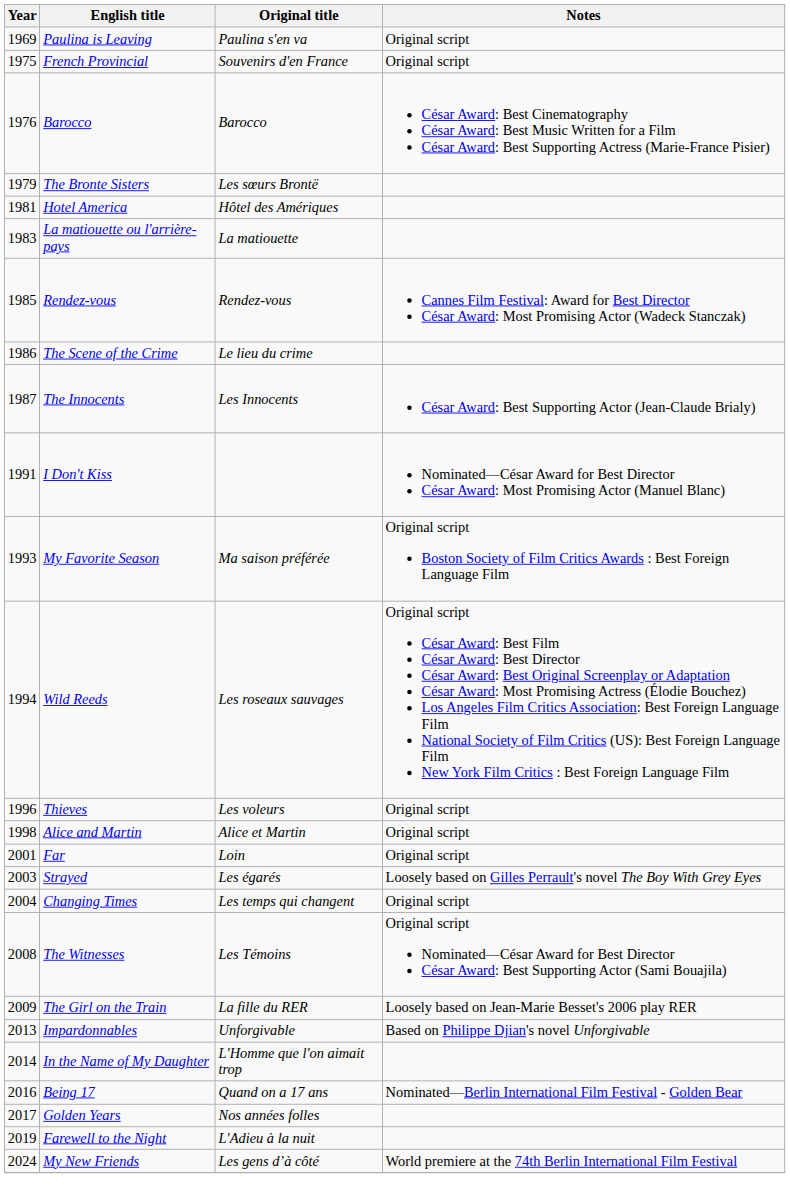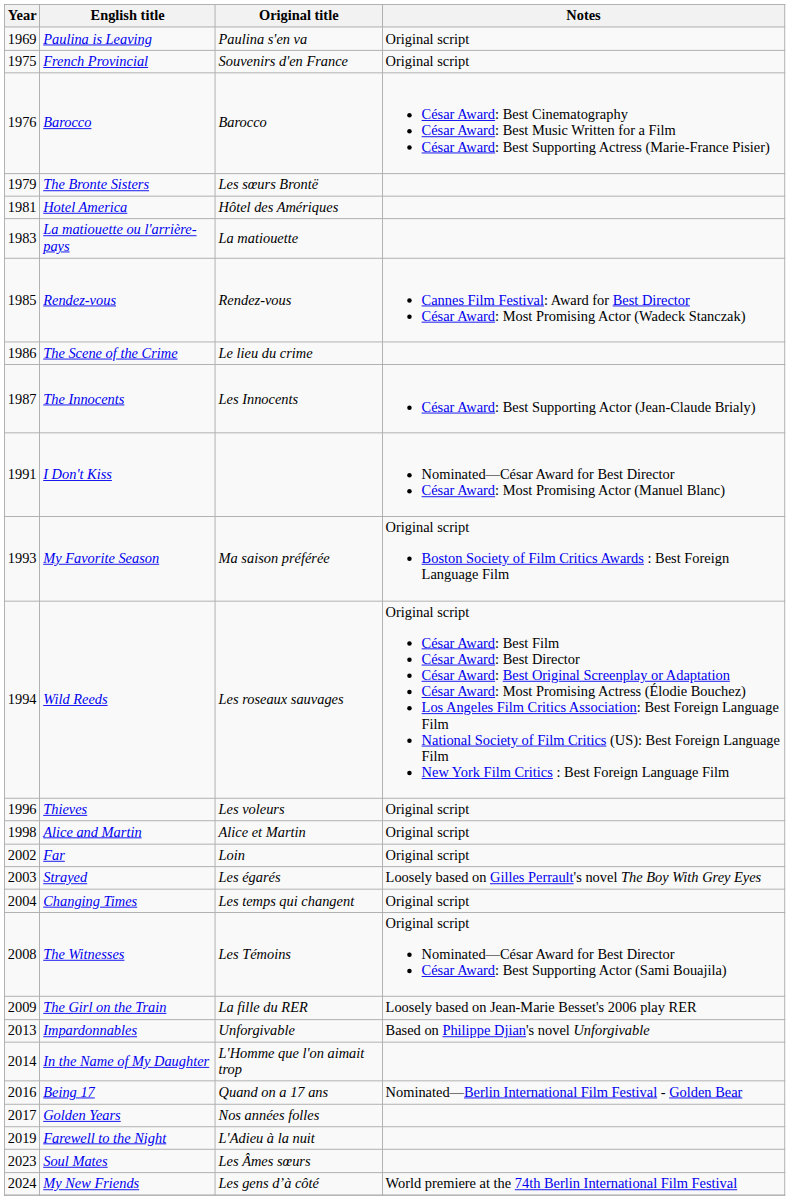(22, 855) 2001 -> (22, 855) 2002
+ row: (75, 1161)
